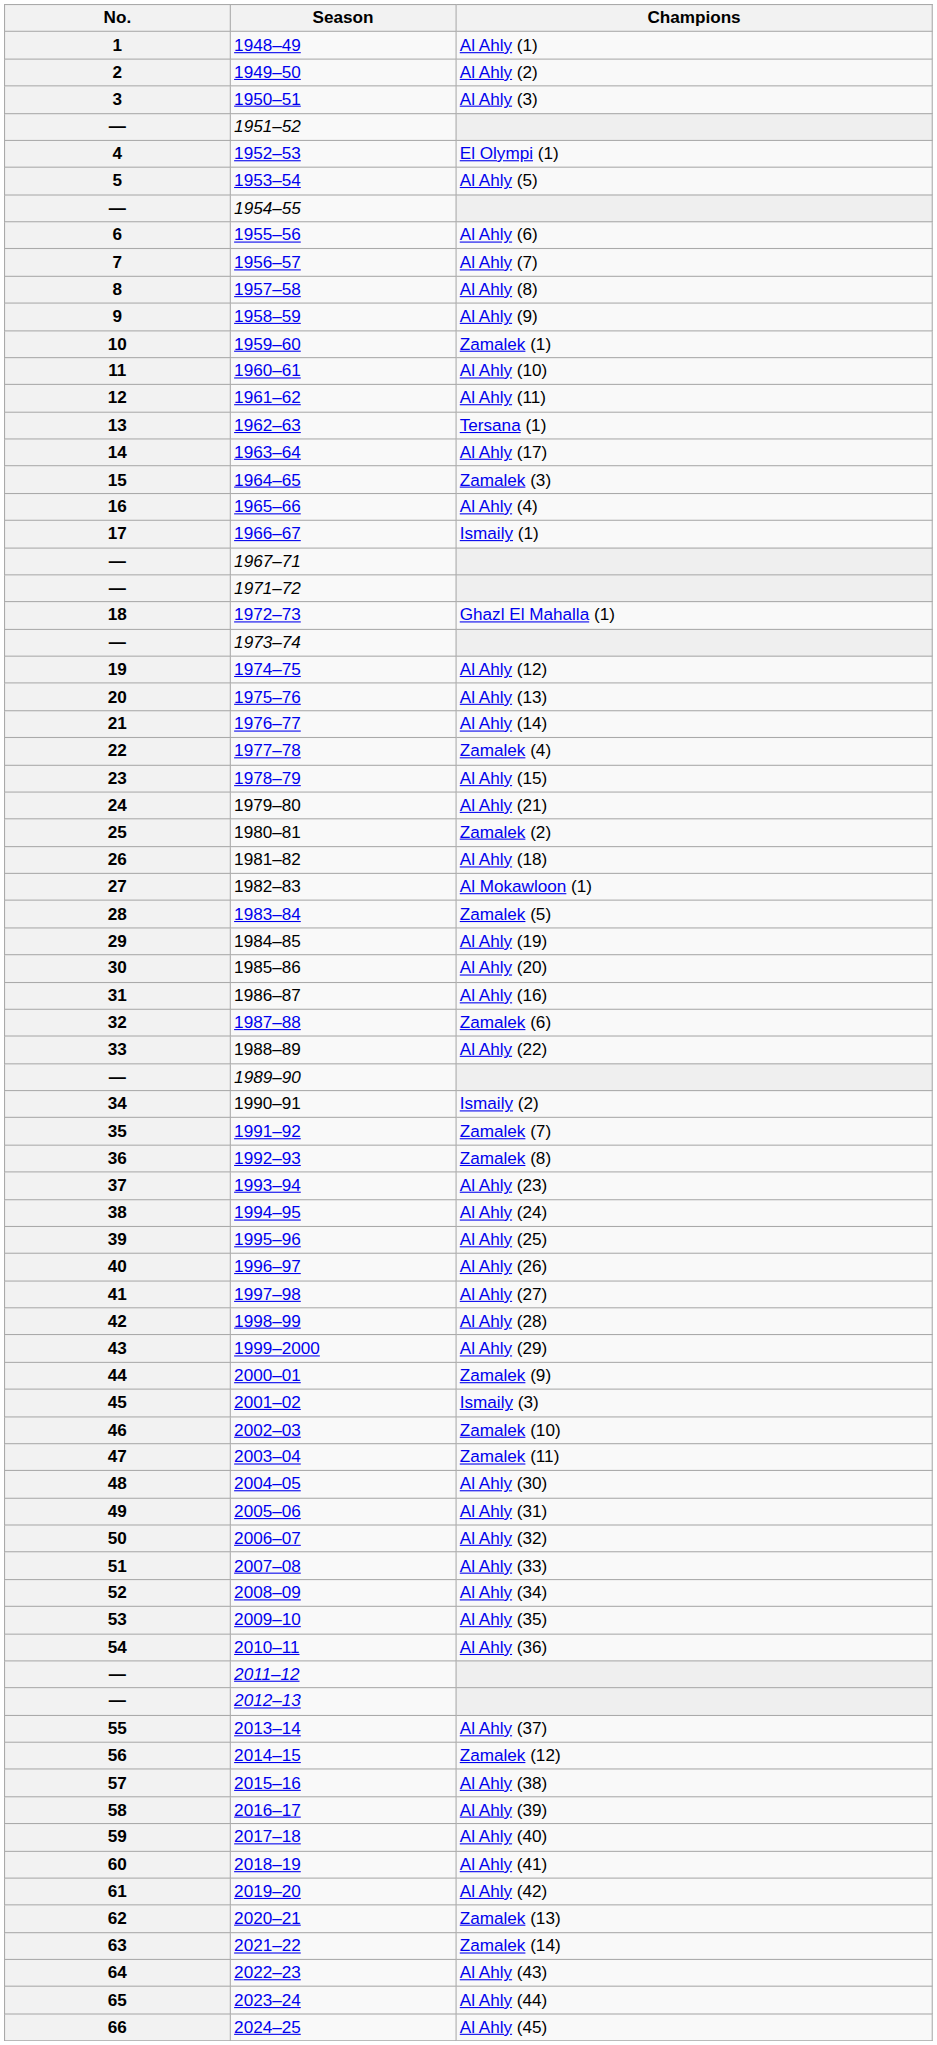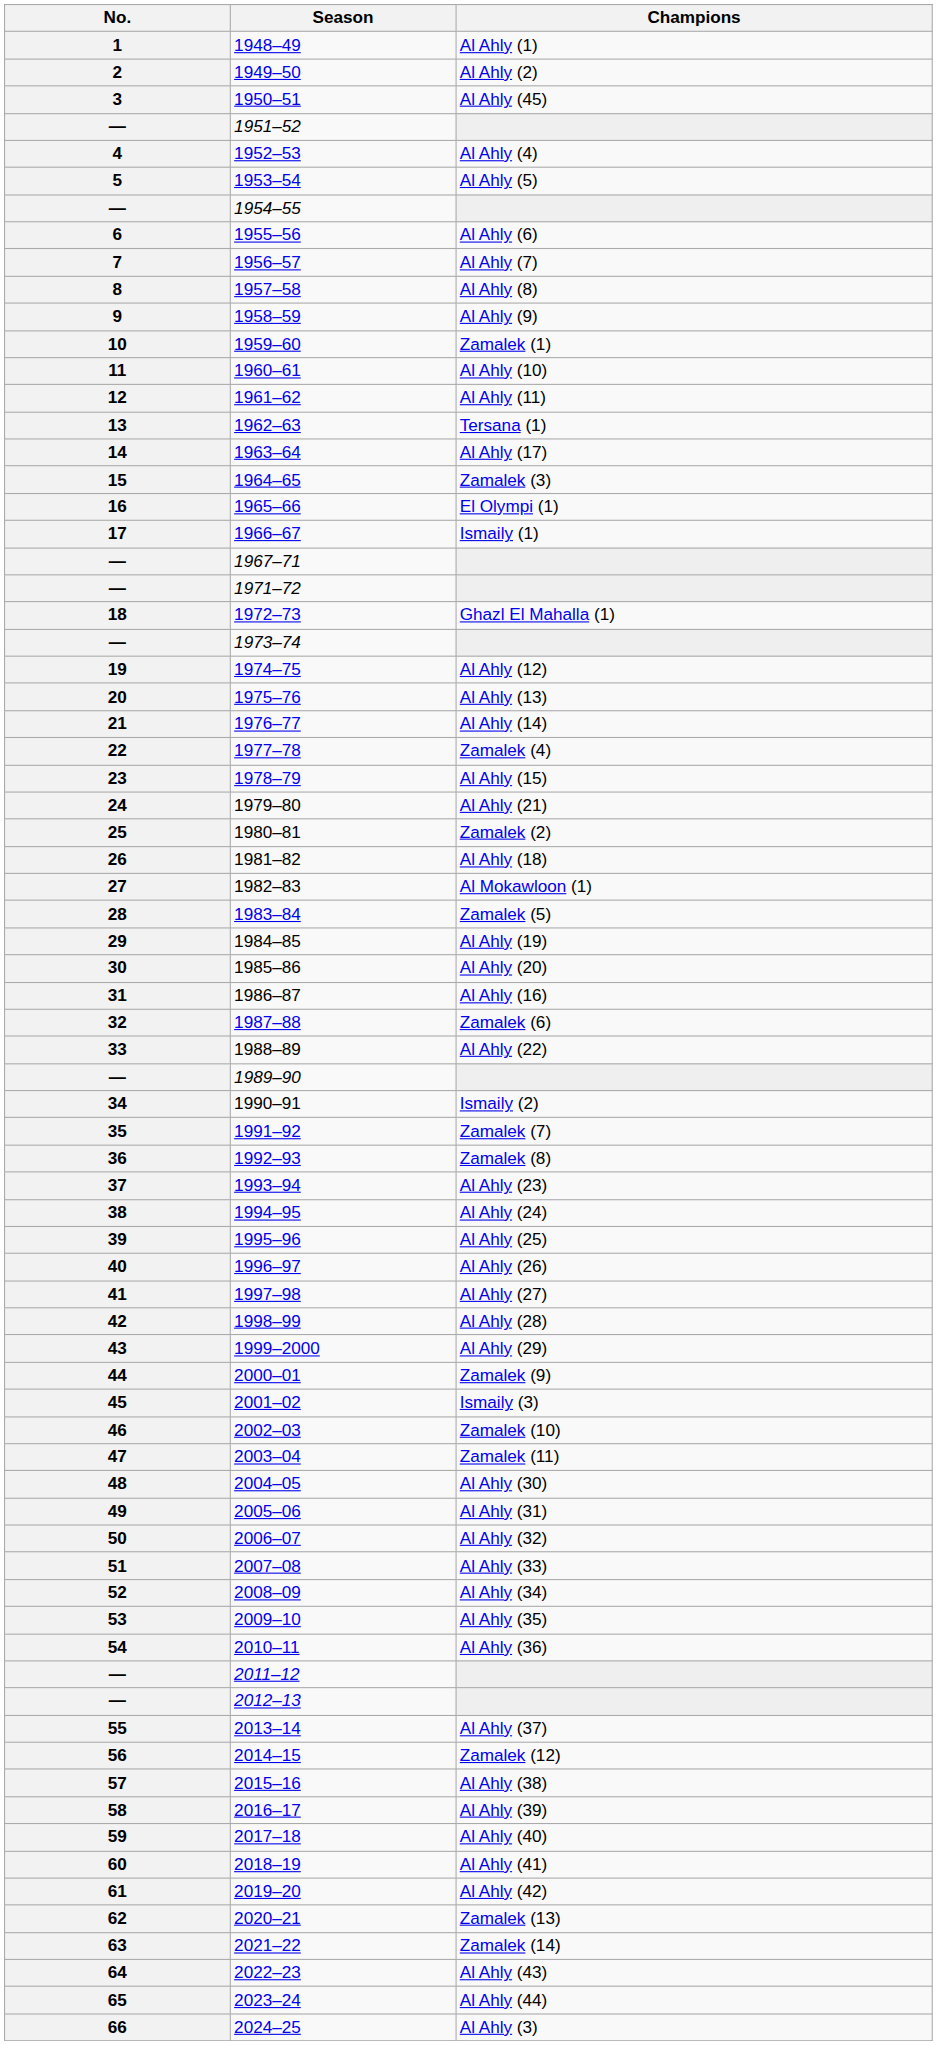(499, 99) Al Ahly (3) -> (504, 99) Al Ahly (45)
(509, 153) El Olympi (1) -> (499, 153) Al Ahly (4)
(499, 506) Al Ahly (4) -> (509, 506) El Olympi (1)
(504, 2027) Al Ahly (45) -> (499, 2027) Al Ahly (3)
